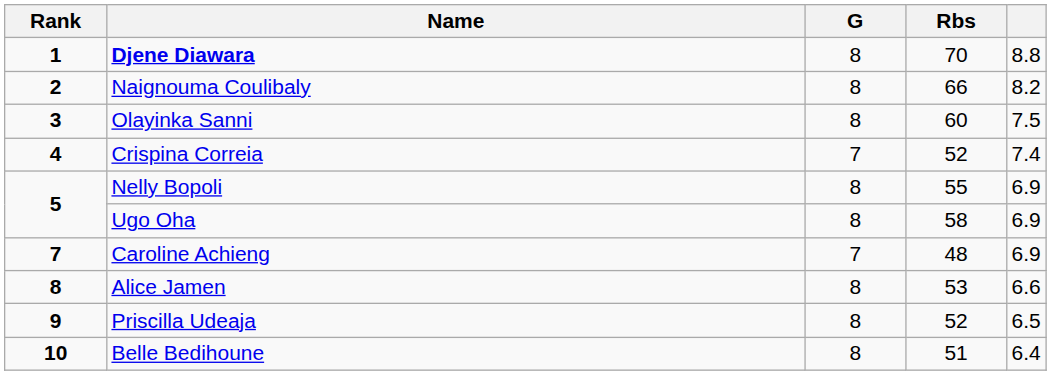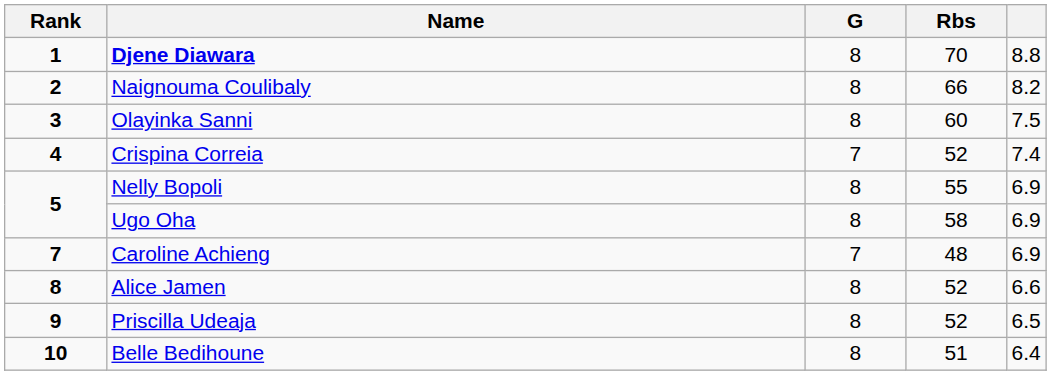(956, 287) 53 -> (956, 287) 52
